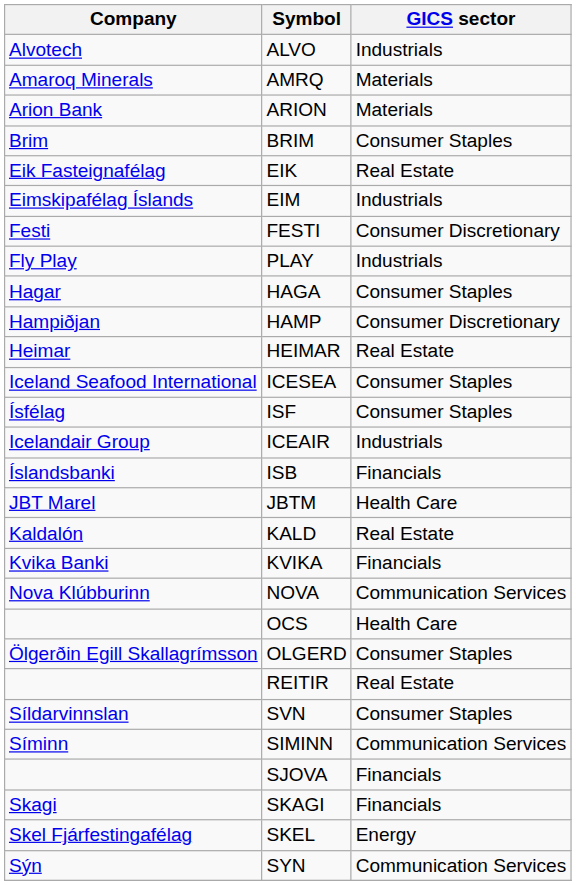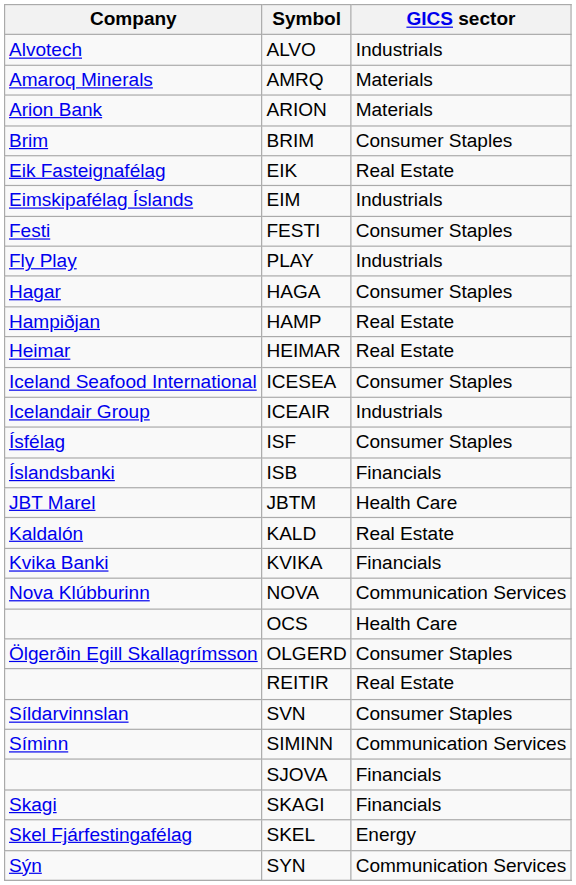(458, 230) Consumer Discretionary -> (434, 230) Consumer Staples
(458, 321) Consumer Discretionary -> (405, 321) Real Estate
rows swapped: (298, 442) <-> (281, 412)
